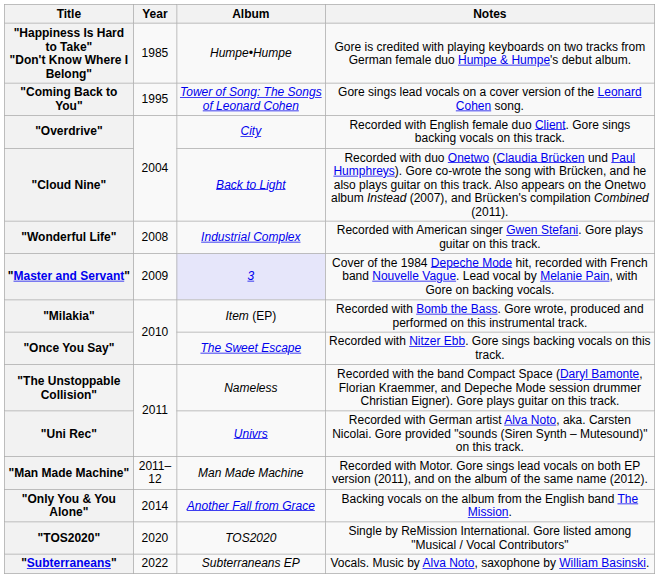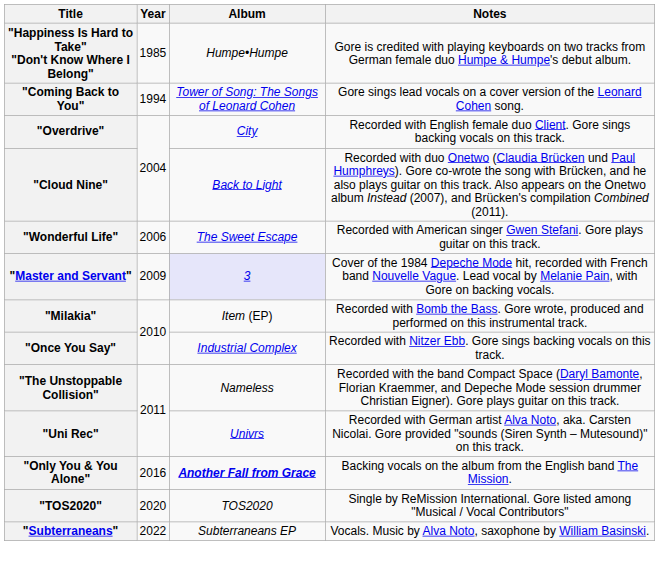(155, 99) 1995 -> (153, 99) 1994
(155, 237) 2008 -> (153, 237) 2006
(251, 237) Industrial Complex -> (247, 237) The Sweet Escape
(251, 348) The Sweet Escape -> (247, 348) Industrial Complex
- row: (69, 473)
(155, 505) 2014 -> (153, 473) 2016
(251, 505) normal -> (247, 473) bold
